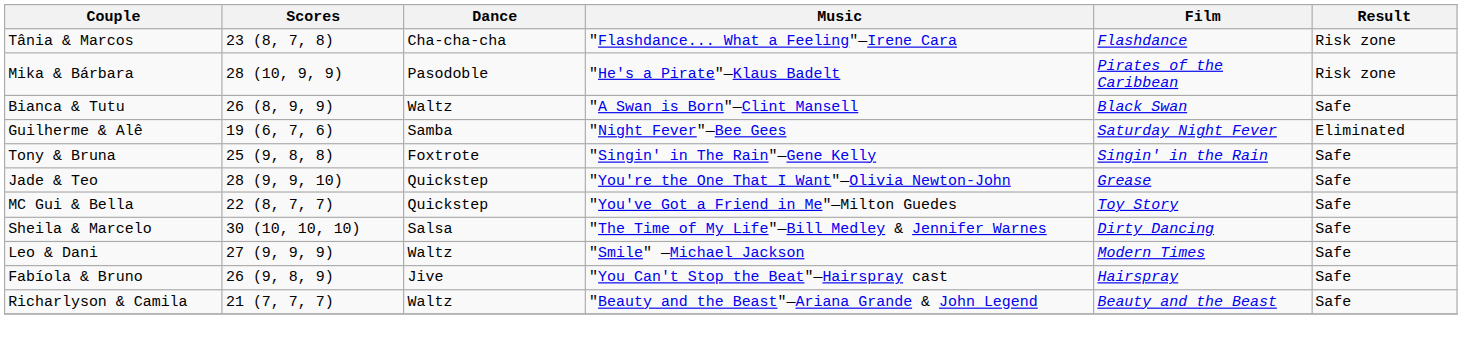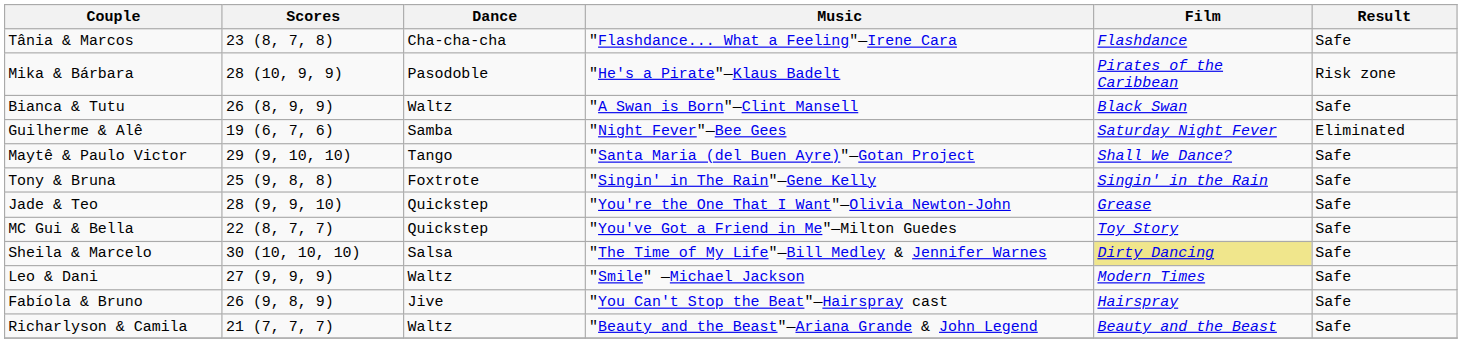(1356, 41) Risk zone -> (1333, 41) Safe
+ row: (98, 156)
(1156, 229) no background -> (1156, 253) khaki background
